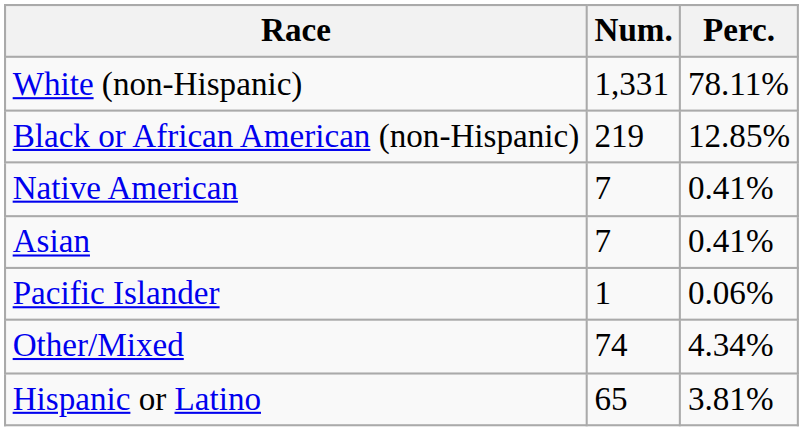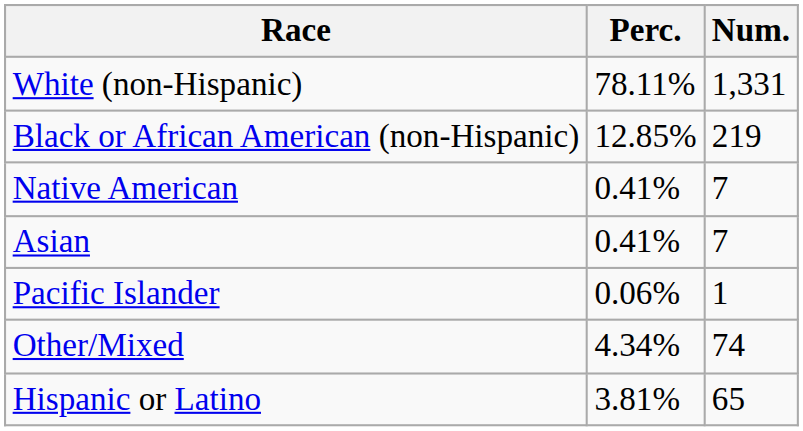columns swapped: (634, 30) <-> (739, 30)
